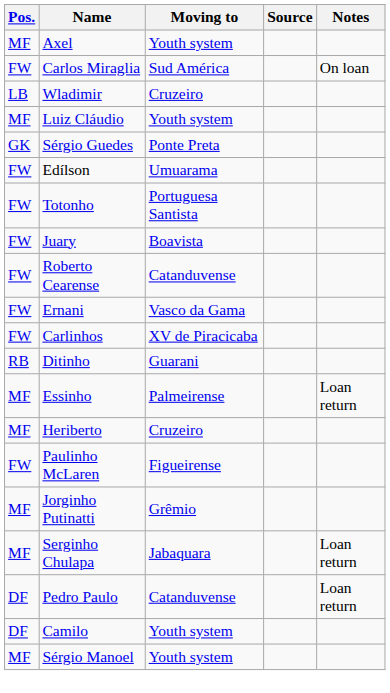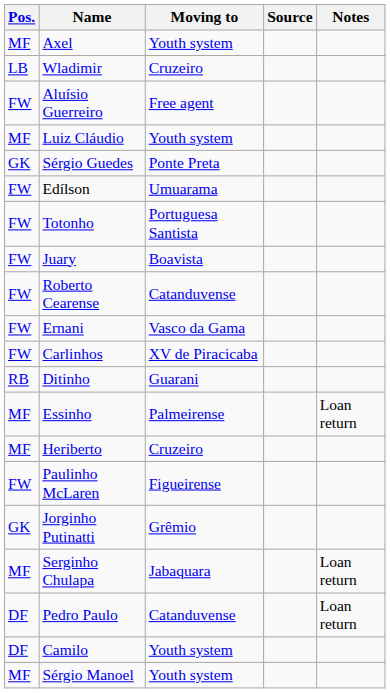- row: (91, 68)
+ row: (73, 103)
(19, 509) MF -> (19, 527) GK
